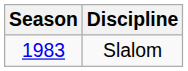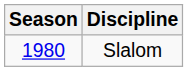(43, 50) 1983 -> (43, 50) 1980
